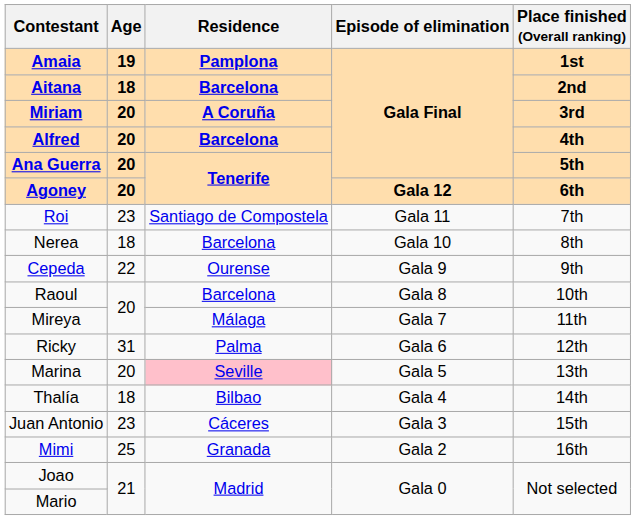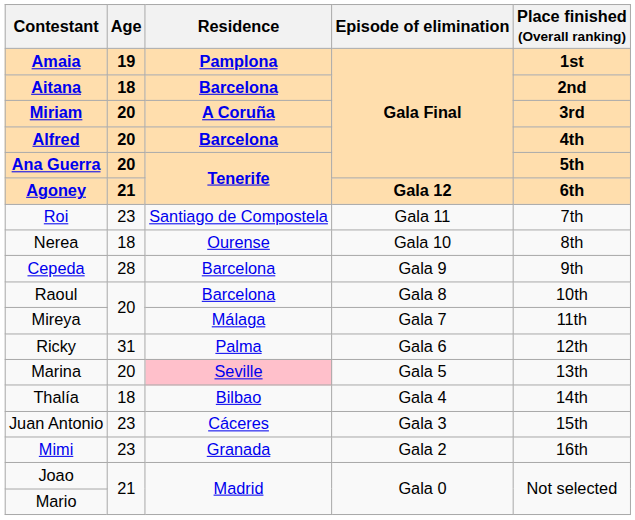(126, 191) 20 -> (126, 191) 21
(239, 242) Barcelona -> (239, 242) Ourense
(126, 268) 22 -> (126, 268) 28
(239, 268) Ourense -> (239, 268) Barcelona
(126, 449) 25 -> (126, 449) 23
